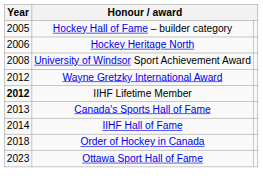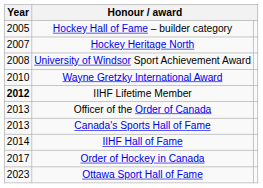(18, 45) 2006 -> (18, 45) 2007
(18, 77) 2012 -> (18, 77) 2010
+ row: (143, 110)
(18, 142) 2018 -> (18, 158) 2017
